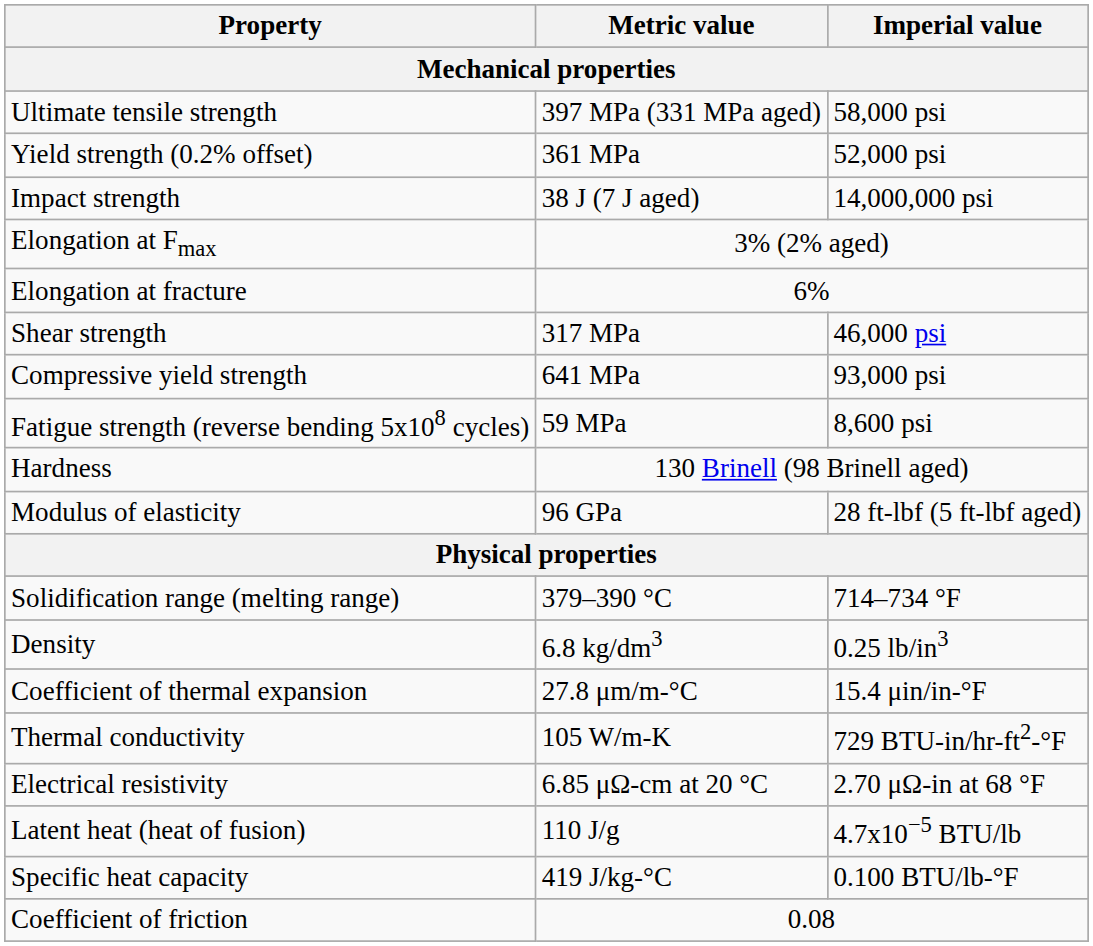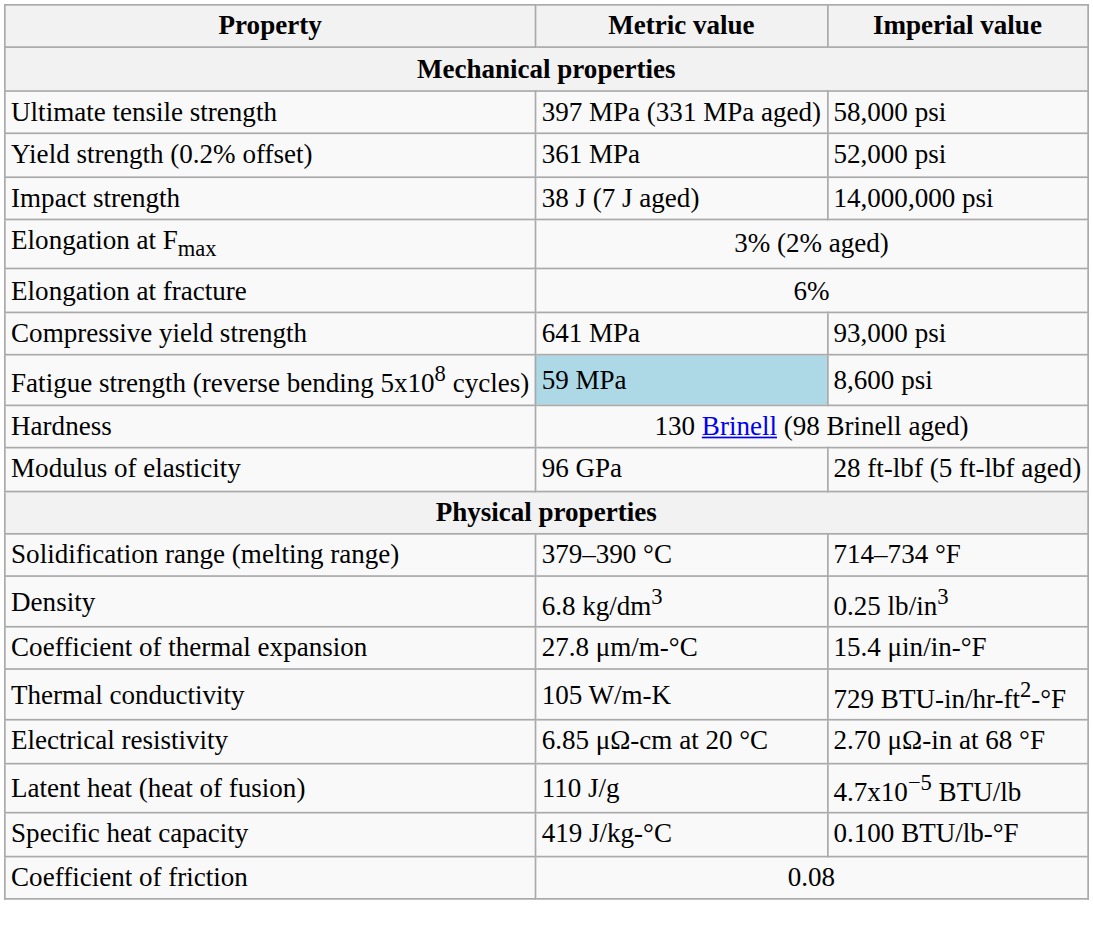- row: (89, 333)
(584, 422) no background -> (584, 379) lightblue background
